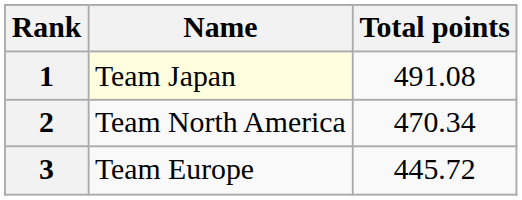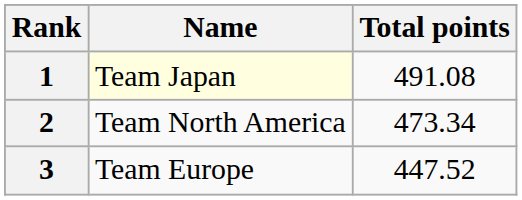(435, 122) 470.34 -> (435, 122) 473.34
(435, 169) 445.72 -> (435, 169) 447.52
